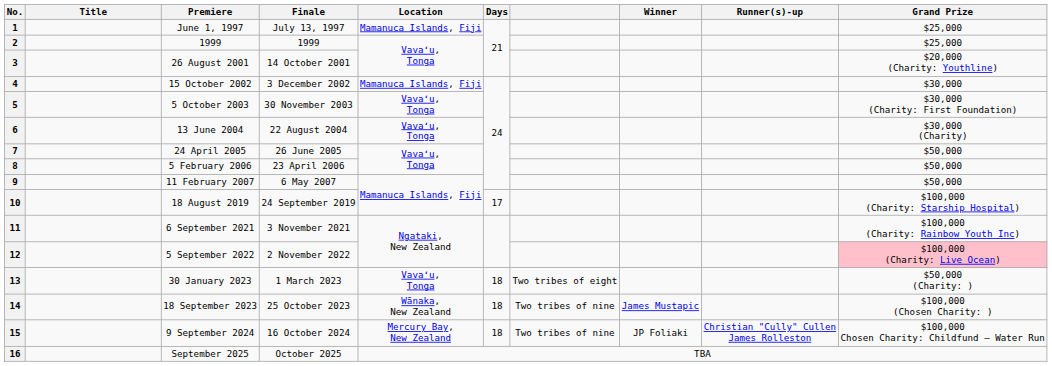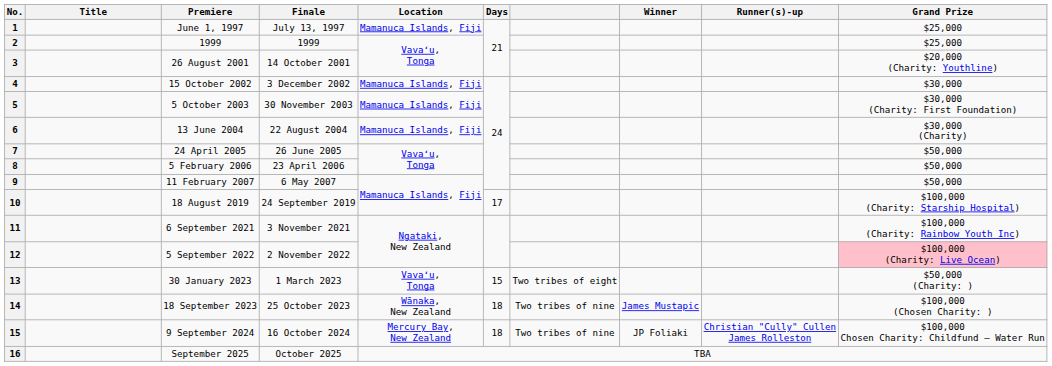(421, 105) Vavaʻu, Tonga -> (421, 105) Mamanuca Islands, Fiji
(421, 131) Vavaʻu, Tonga -> (421, 131) Mamanuca Islands, Fiji
(497, 281) 18 -> (497, 281) 15
